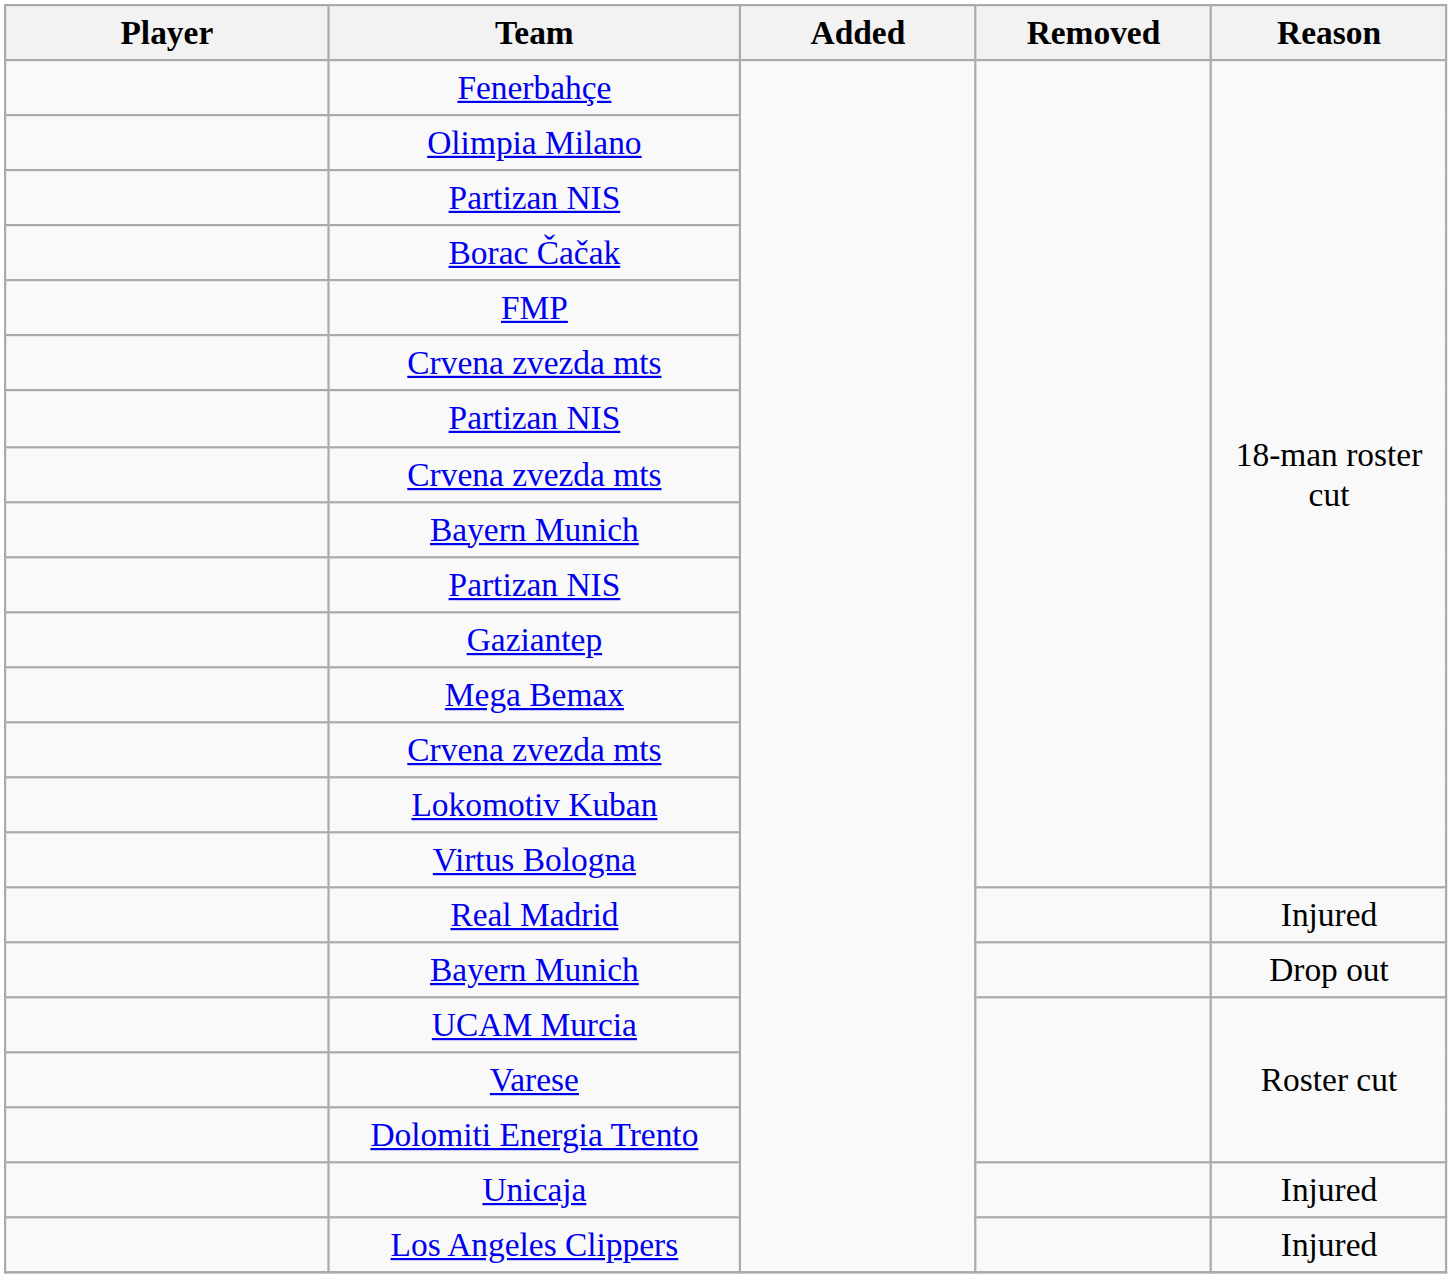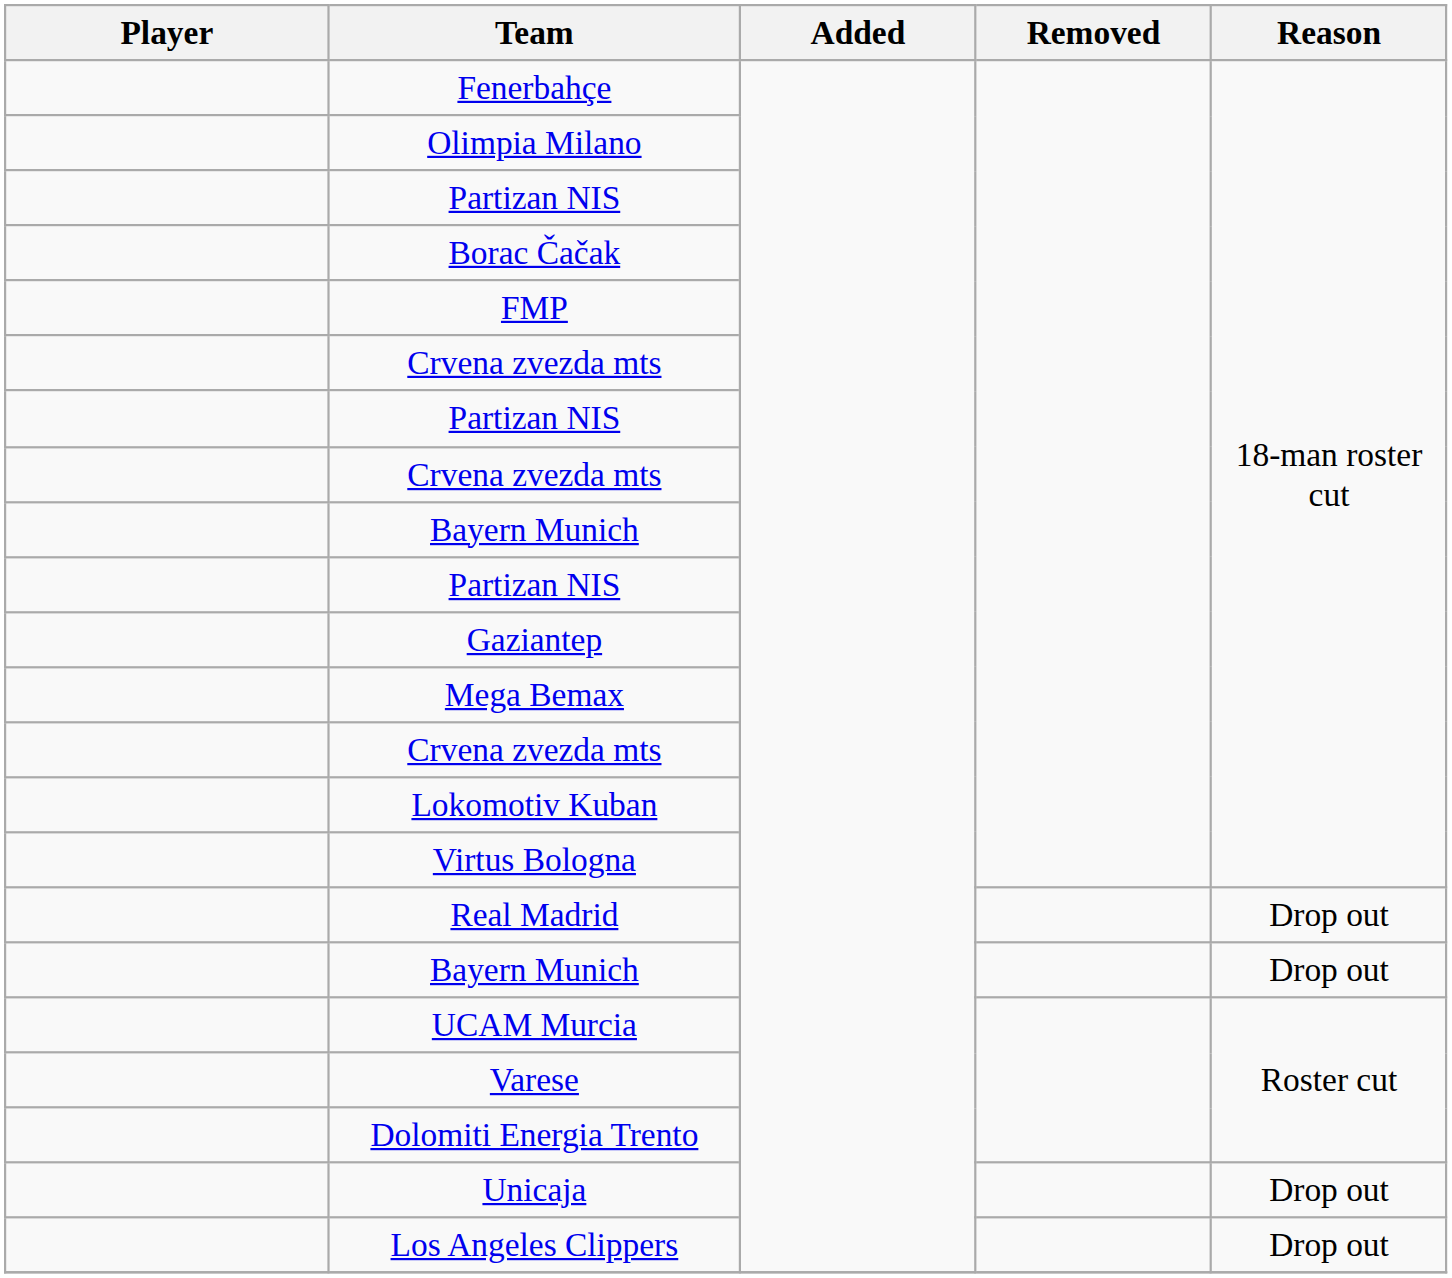(1329, 914) Injured -> (1329, 914) Drop out
(1329, 1190) Injured -> (1329, 1190) Drop out
(1329, 1245) Injured -> (1329, 1245) Drop out
